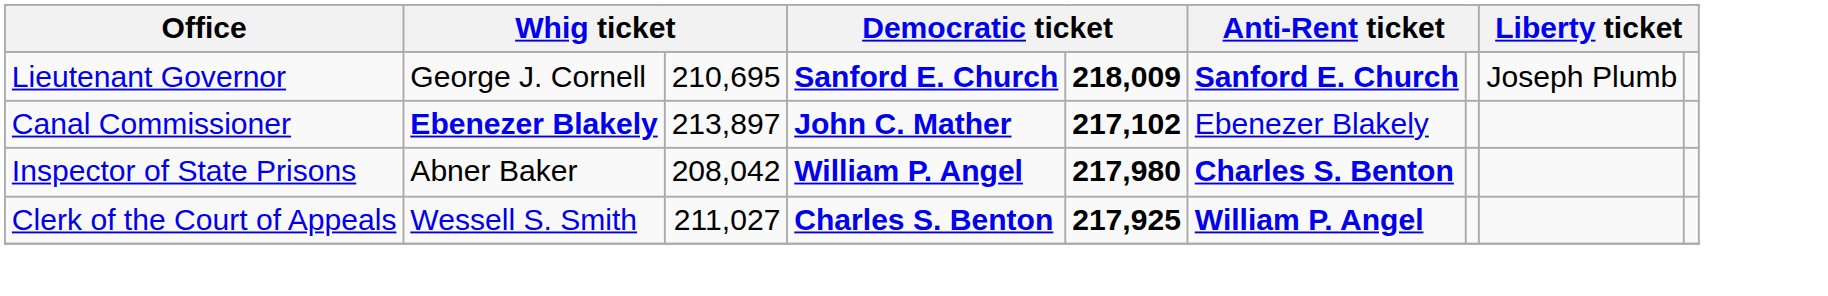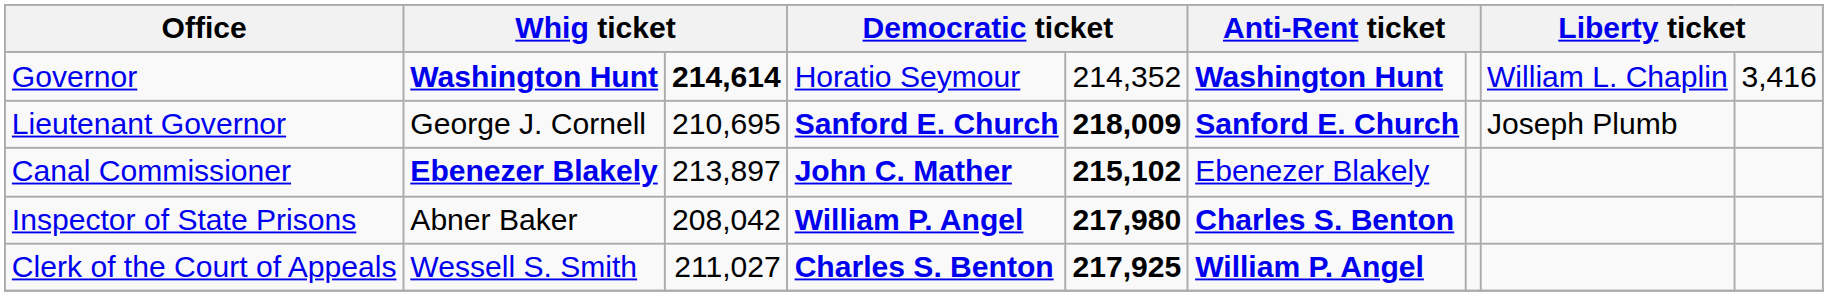+ row: (75, 76)
(1127, 123) 217,102 -> (1127, 171) 215,102
